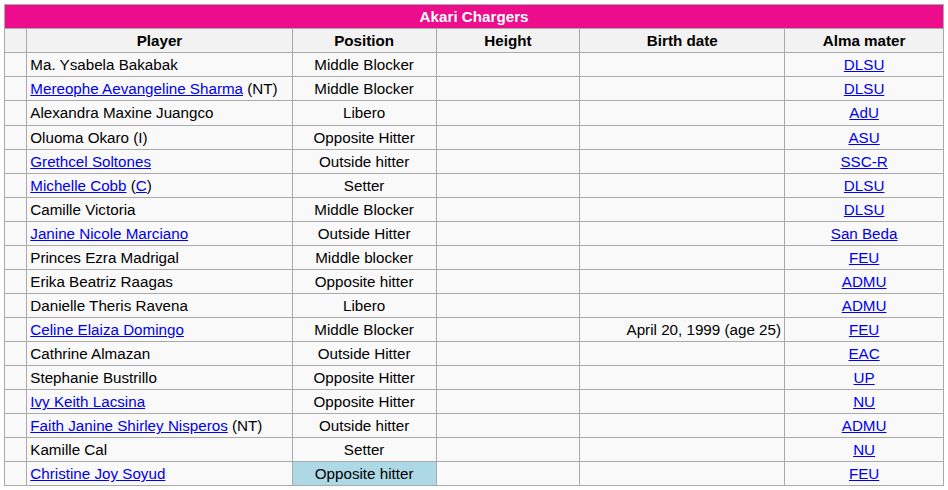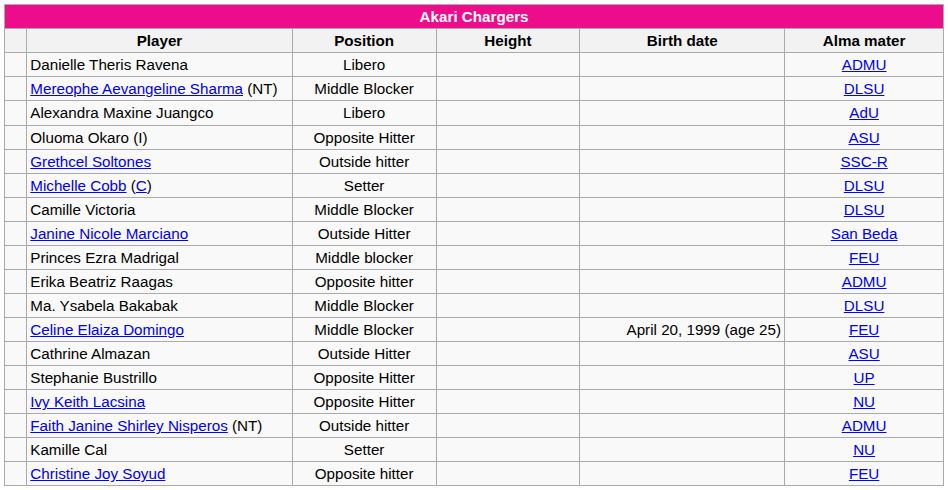rows swapped: (109, 305) <-> (104, 65)
(864, 354) EAC -> (864, 354) ASU
(364, 474) lightblue background -> (364, 474) no background
